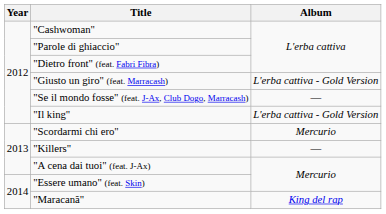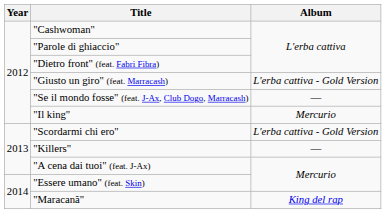(316, 115) L'erba cattiva - Gold Version -> (316, 115) Mercurio
(316, 132) Mercurio -> (316, 132) L'erba cattiva - Gold Version
